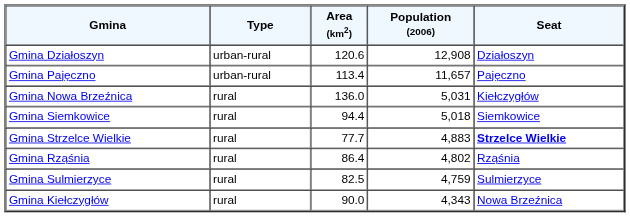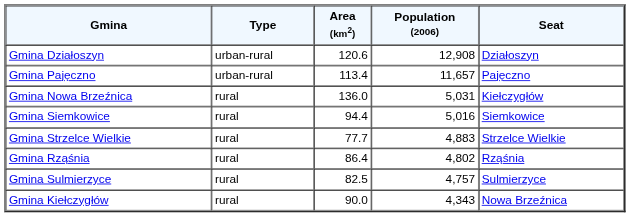(456, 117) 5,018 -> (460, 117) 5,016
(522, 137) bold -> (524, 137) normal
(456, 179) 4,759 -> (460, 179) 4,757
